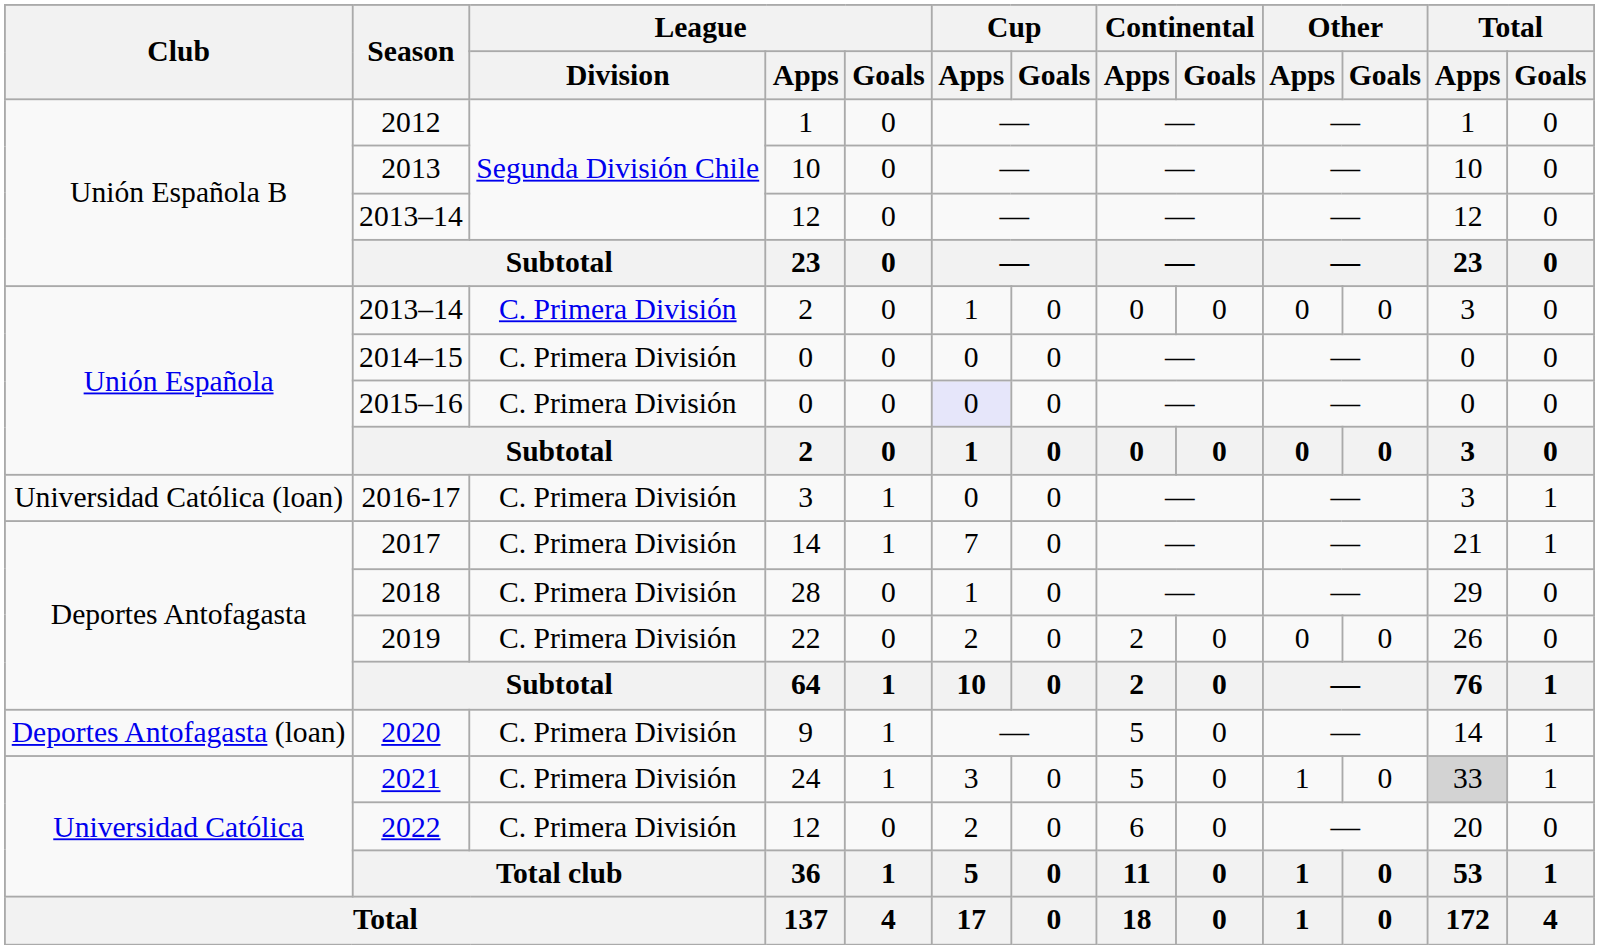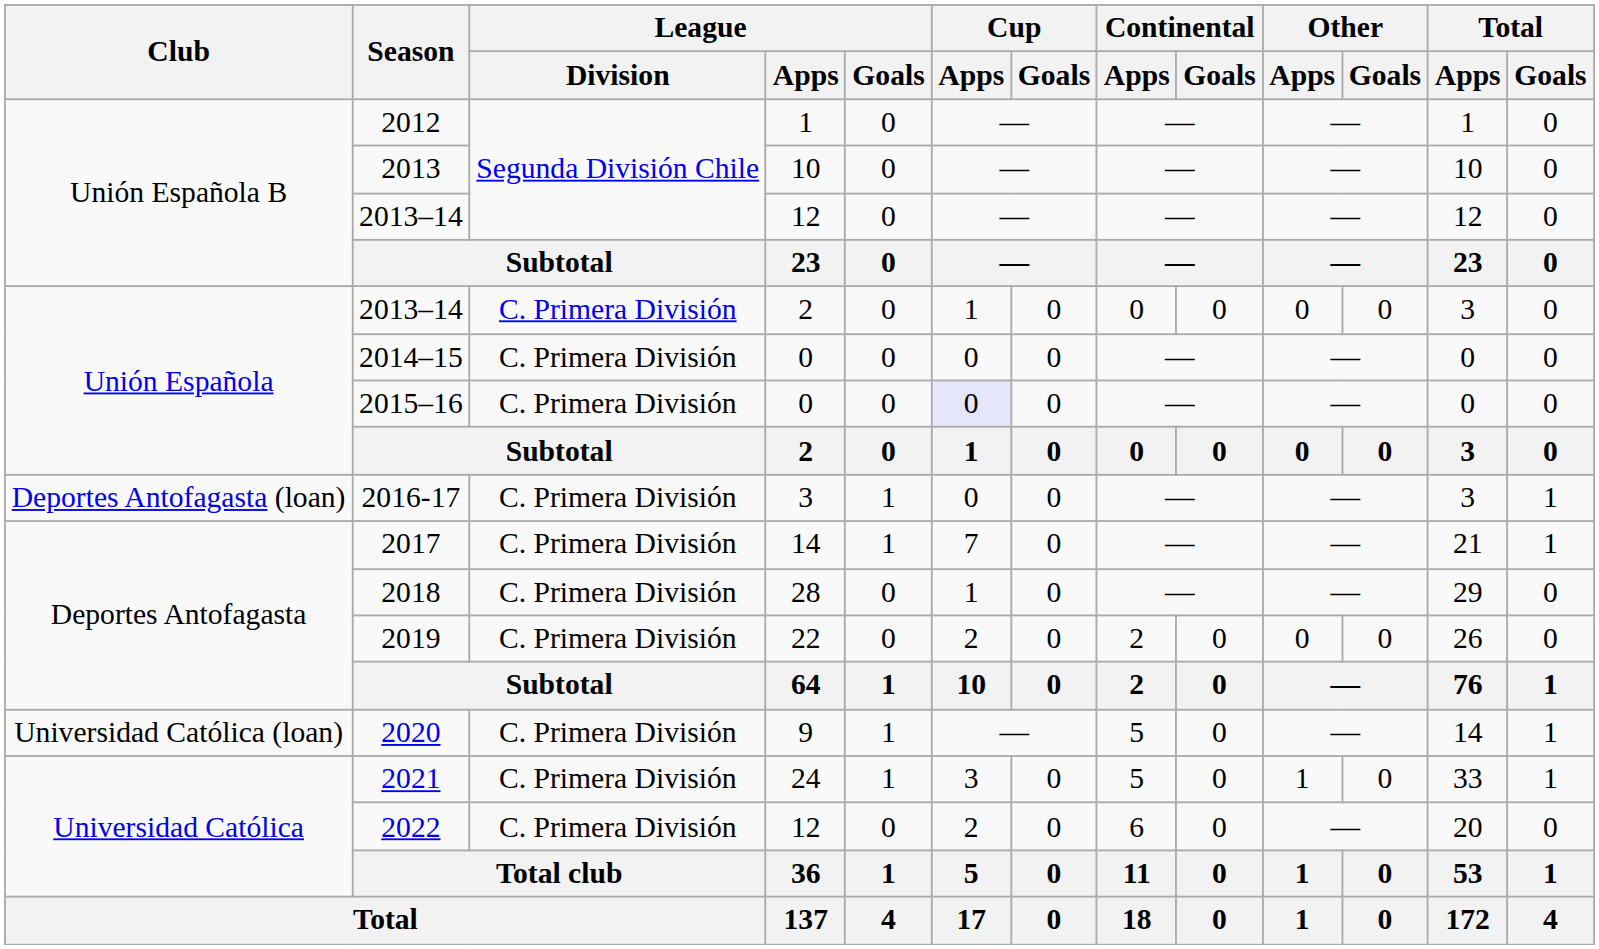(179, 497) Universidad Católica (loan) -> (179, 497) Deportes Antofagasta (loan)
(179, 732) Deportes Antofagasta (loan) -> (179, 732) Universidad Católica (loan)
(1468, 779) lightgrey background -> (1468, 779) no background
